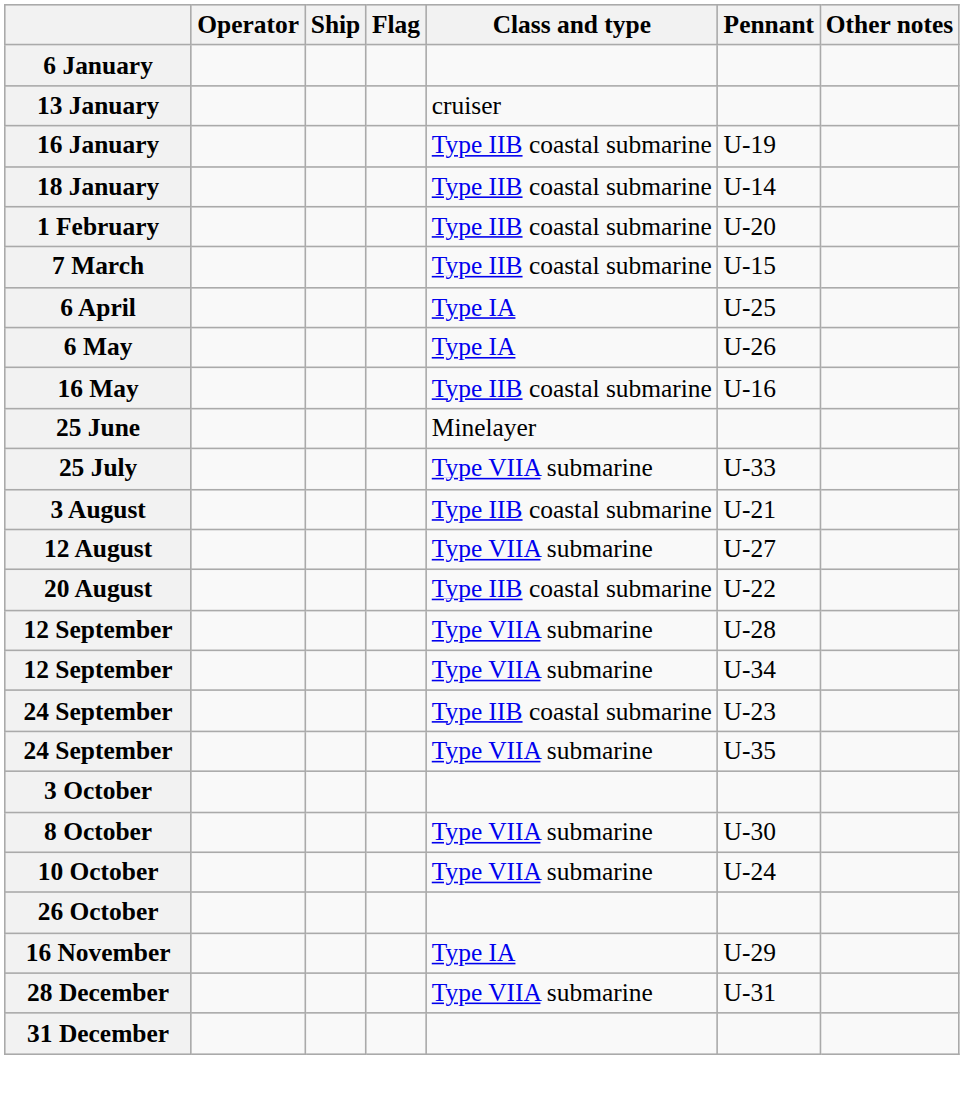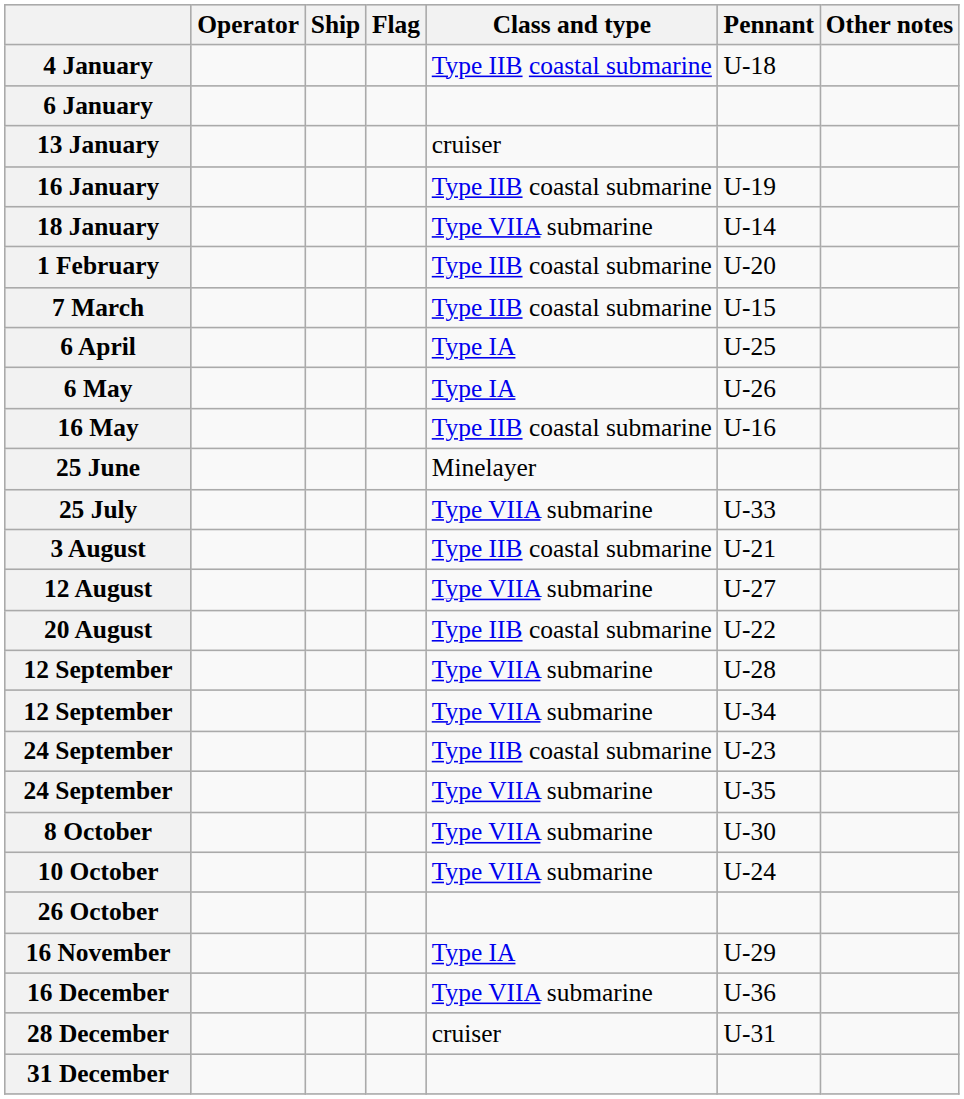+ row: (98, 65)
(572, 186) Type IIB coastal submarine -> (542, 226) Type VIIA submarine
- row: (98, 791)
+ row: (98, 992)
(542, 992) Type VIIA submarine -> (466, 1033) cruiser
